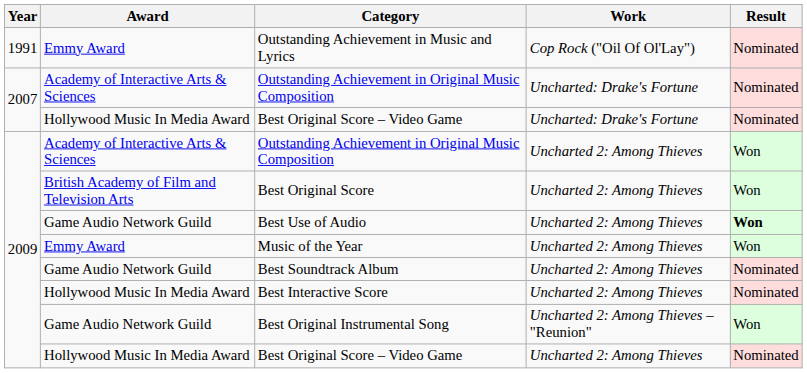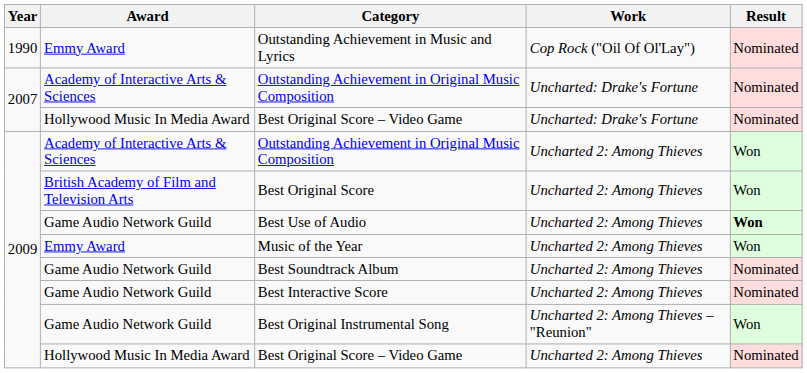(23, 47) 1991 -> (23, 47) 1990
(147, 292) Hollywood Music In Media Award -> (128, 292) Game Audio Network Guild
